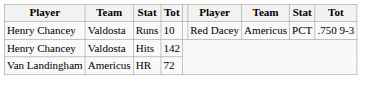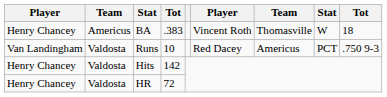+ row: (143, 30)
(41, 30) Henry Chancey -> (45, 48) Van Landingham
(45, 65) Van Landingham -> (41, 83) Henry Chancey
(109, 65) Americus -> (107, 83) Valdosta
